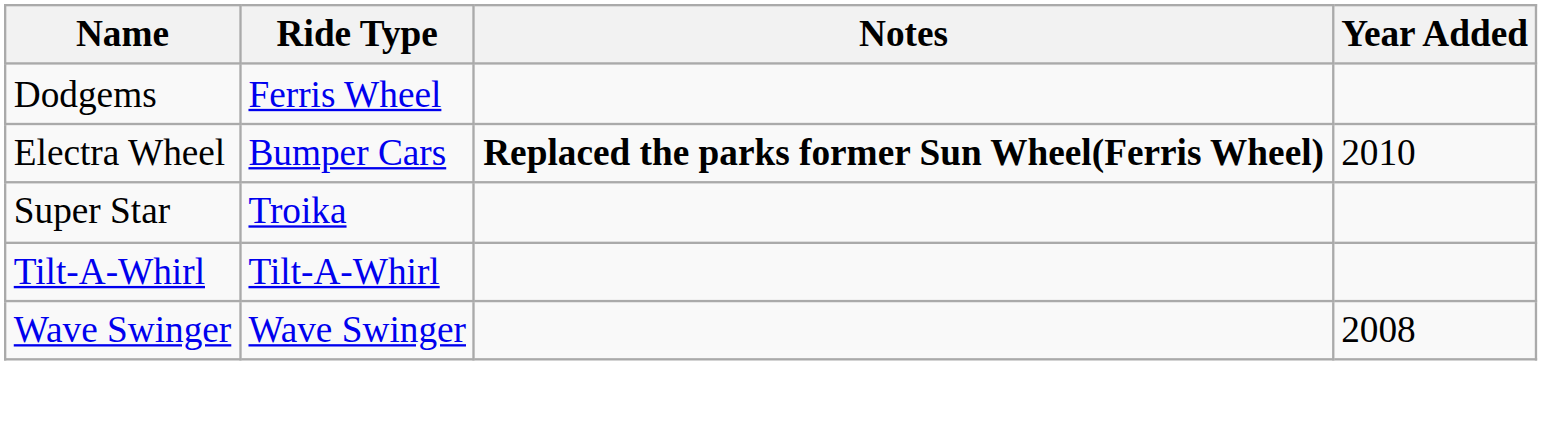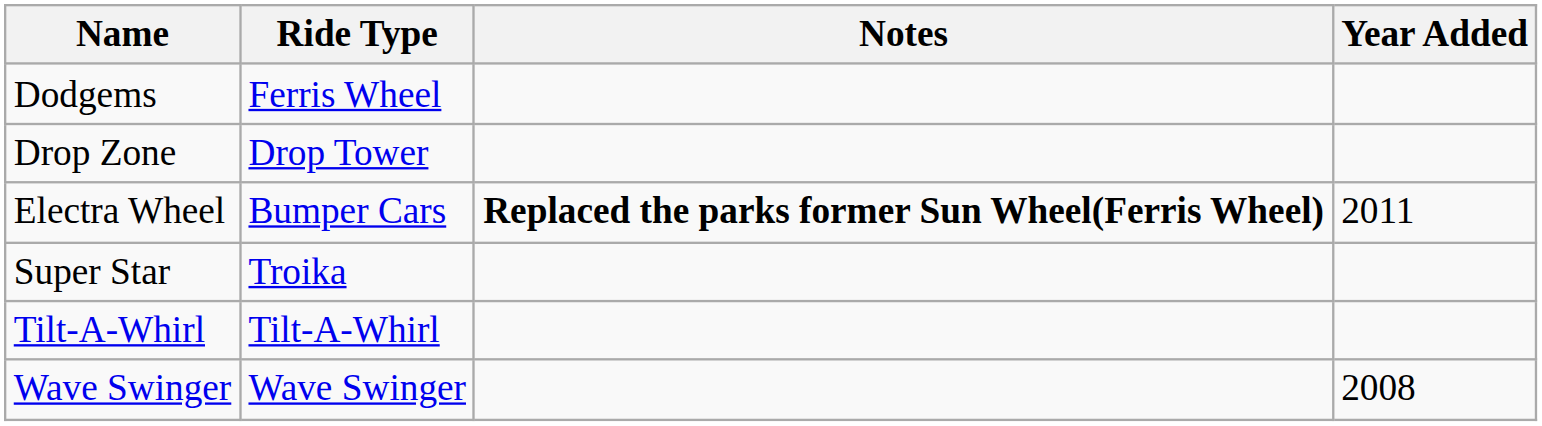+ row: (95, 152)
(1378, 152) 2010 -> (1378, 211) 2011
